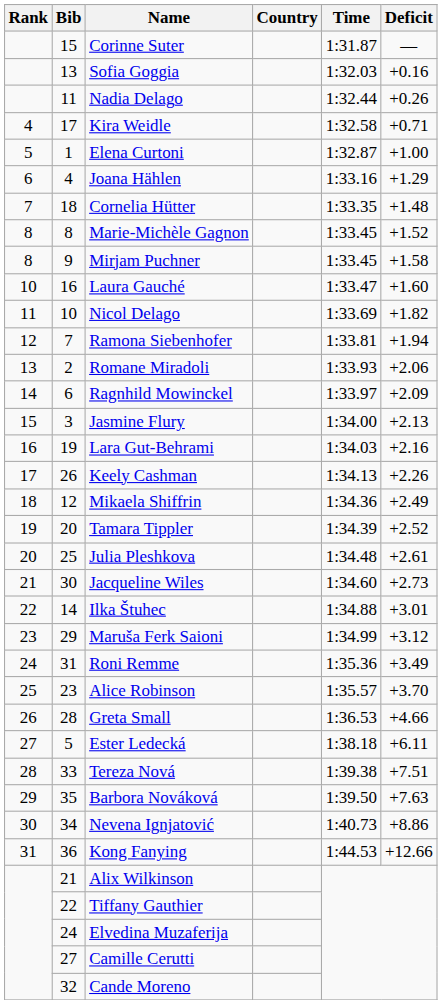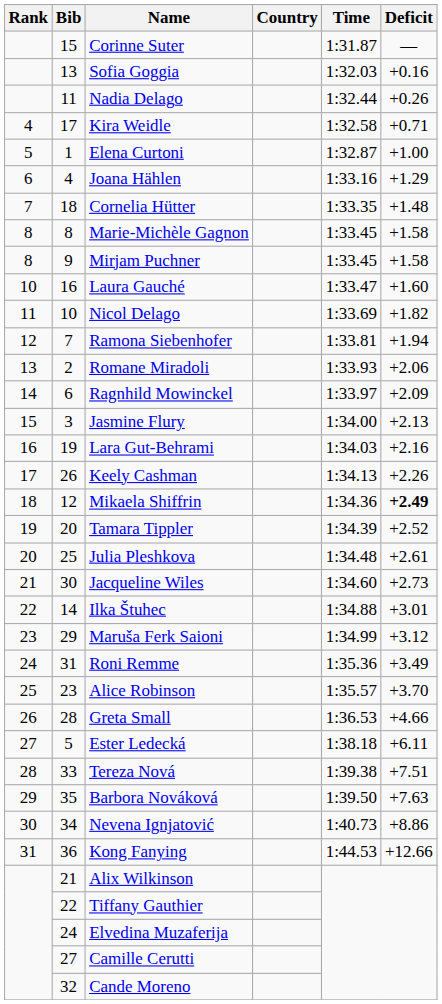(409, 233) +1.52 -> (409, 233) +1.58
(409, 502) normal -> (409, 502) bold
